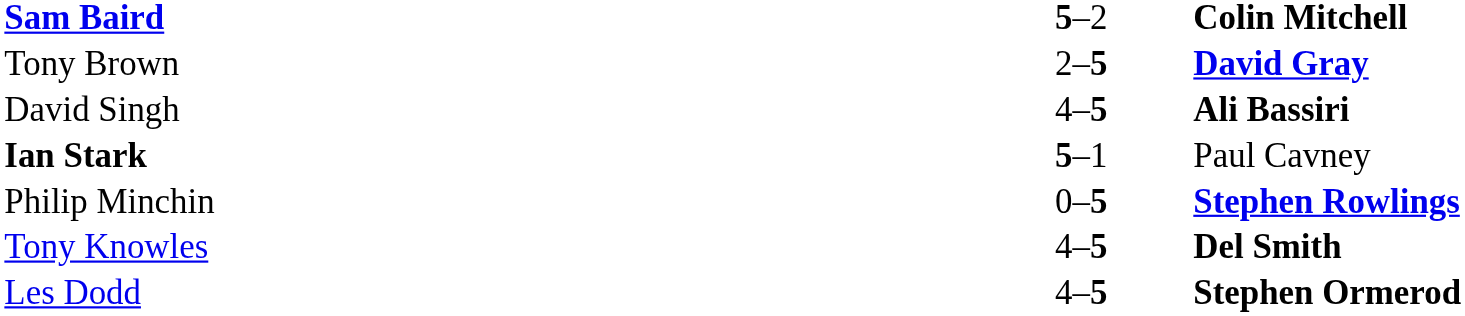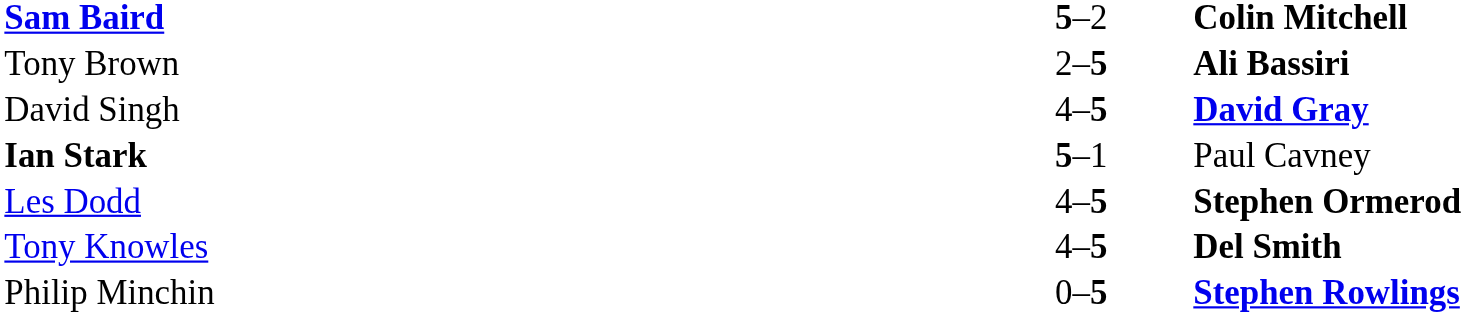(1281, 63) David Gray -> (1271, 63) Ali Bassiri
(1271, 109) Ali Bassiri -> (1281, 109) David Gray
rows swapped: (109, 201) <-> (73, 292)
